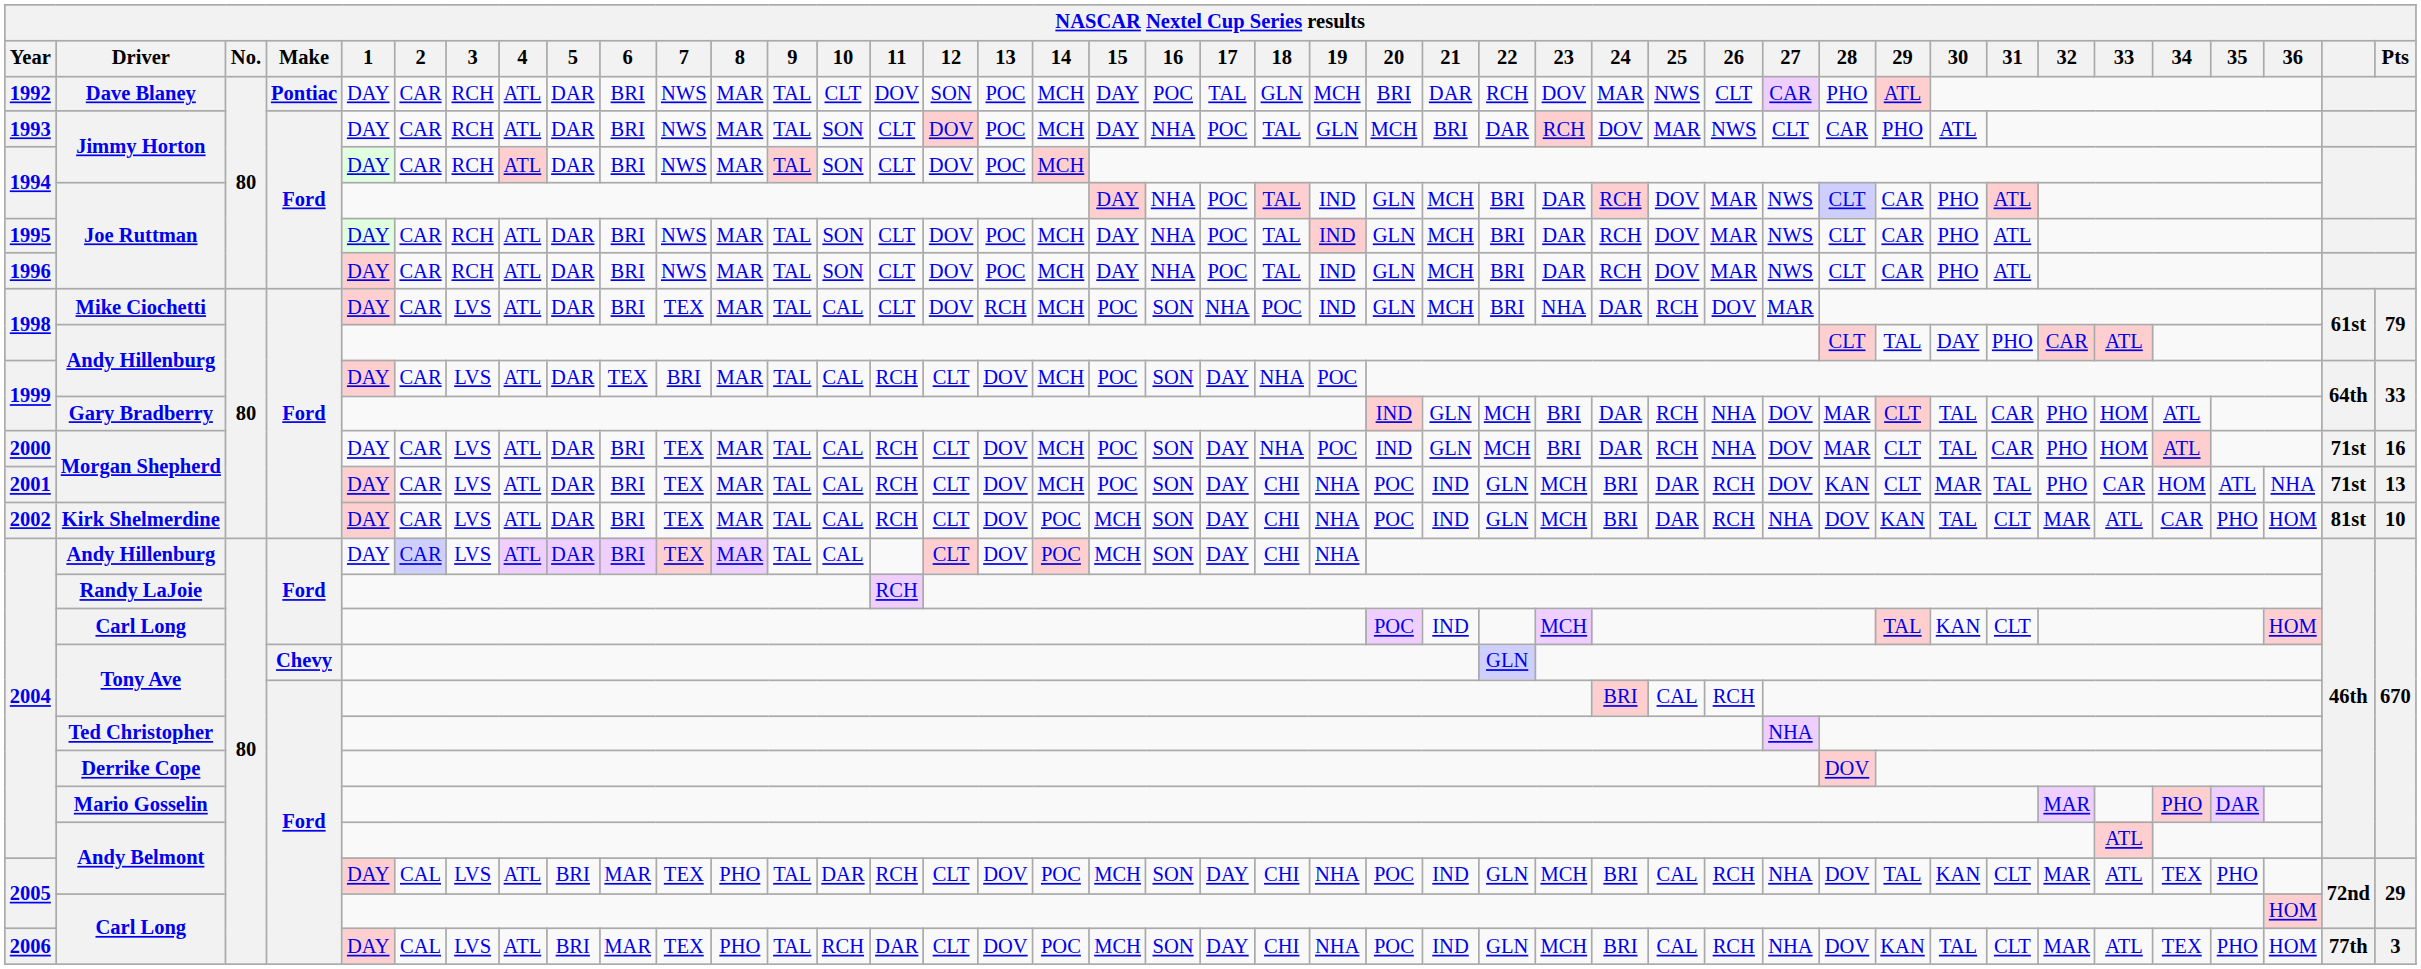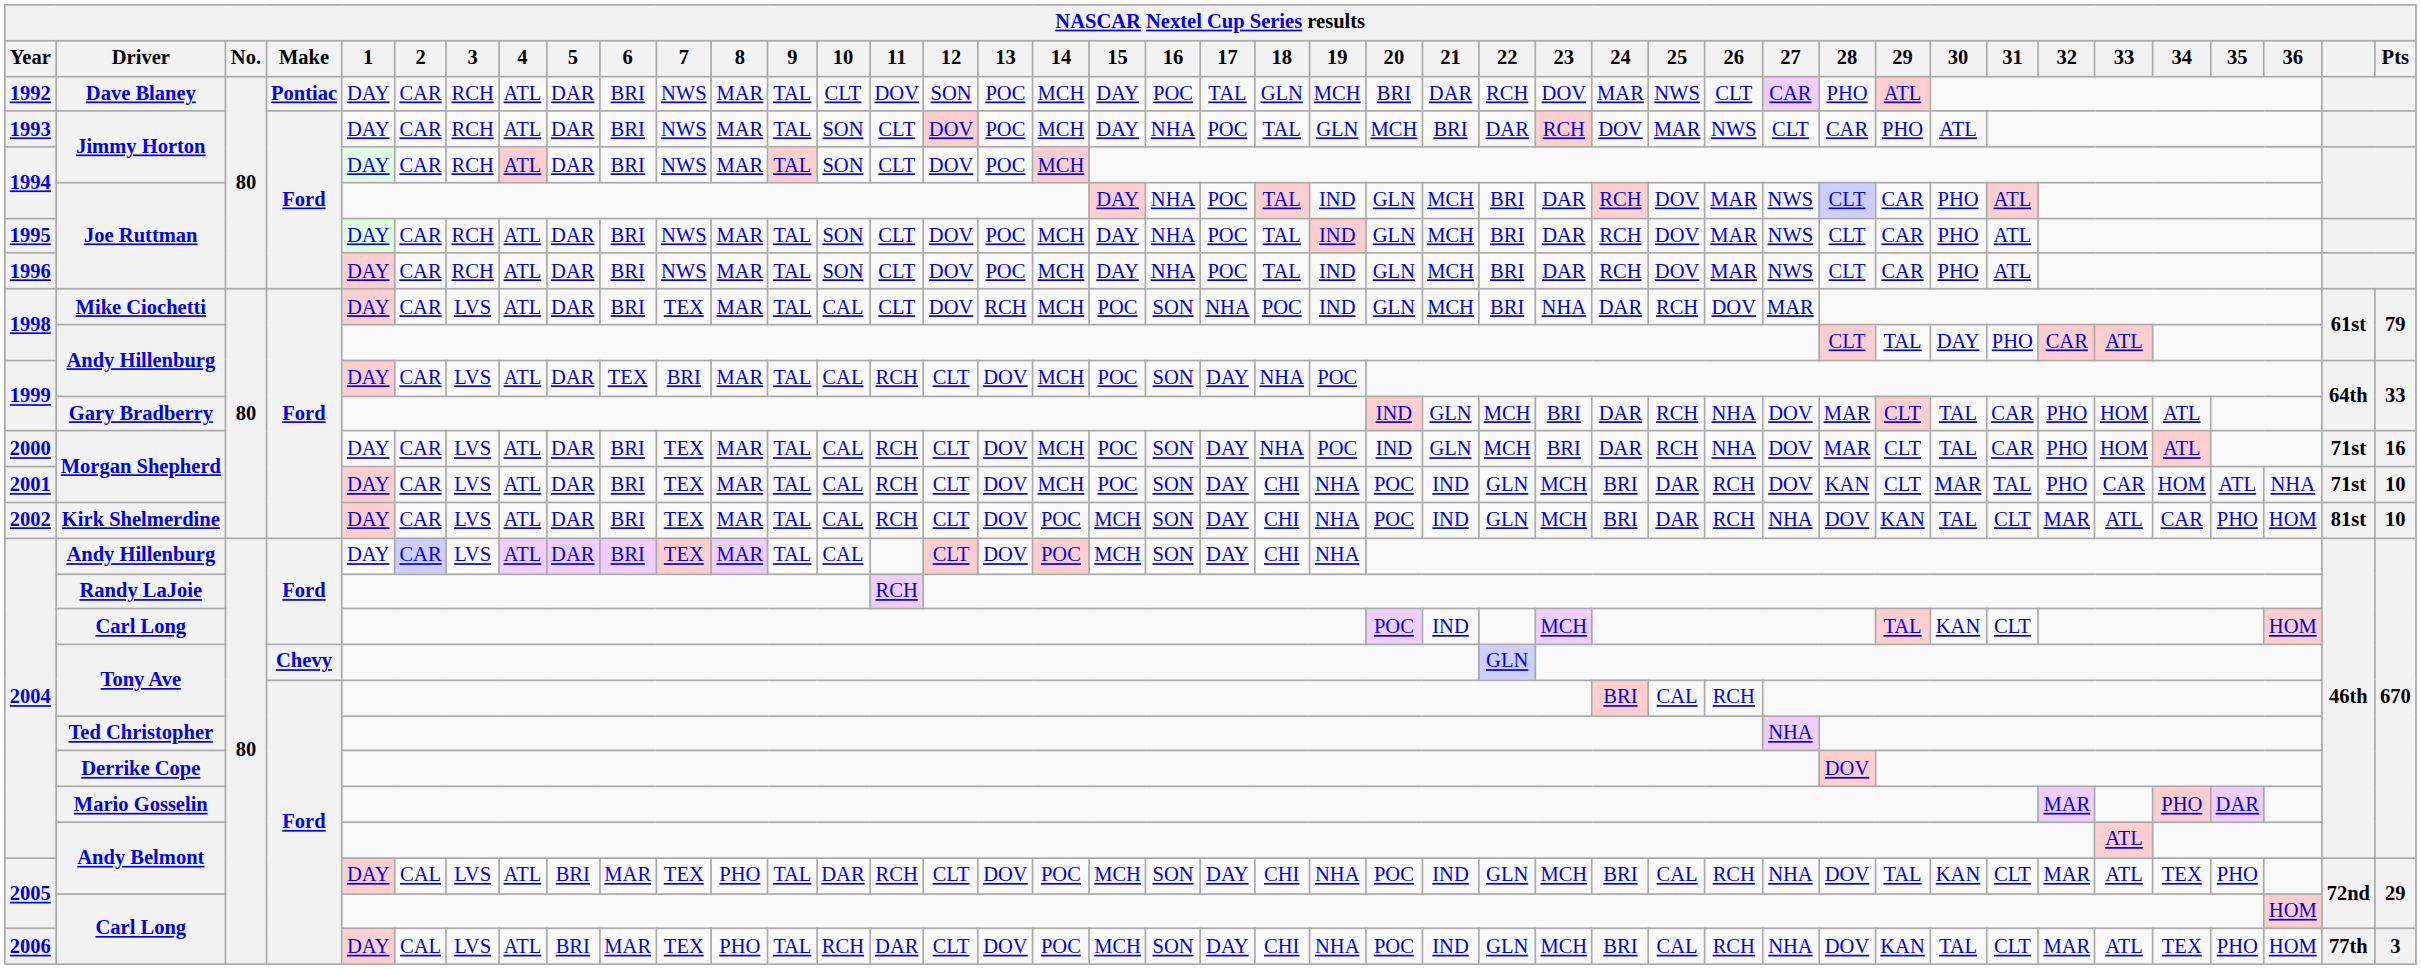(2395, 484) 13 -> (2395, 484) 10
